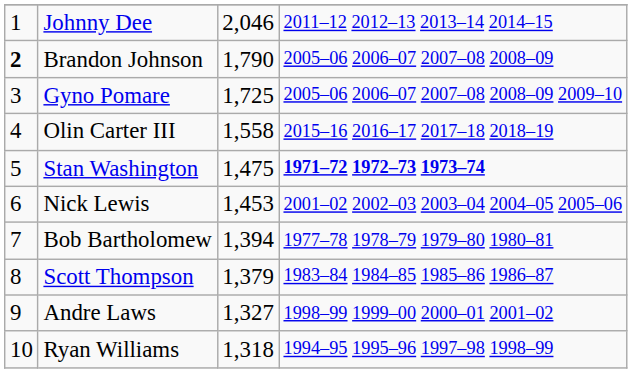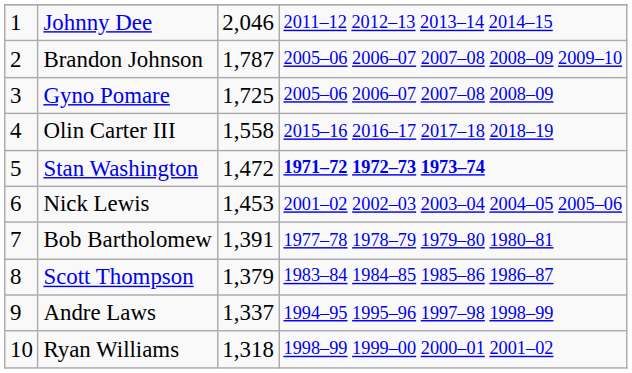(16, 58) bold -> (16, 58) normal
(248, 58) 1,790 -> (248, 58) 1,787
(418, 58) 2005–06 2006–07 2007–08 2008–09 -> (453, 58) 2005–06 2006–07 2007–08 2008–09 2009–10
(453, 95) 2005–06 2006–07 2007–08 2008–09 2009–10 -> (418, 95) 2005–06 2006–07 2007–08 2008–09
(248, 167) 1,475 -> (248, 167) 1,472
(248, 240) 1,394 -> (248, 240) 1,391
(248, 312) 1,327 -> (248, 312) 1,337
(418, 312) 1998–99 1999–00 2000–01 2001–02 -> (418, 312) 1994–95 1995–96 1997–98 1998–99
(418, 349) 1994–95 1995–96 1997–98 1998–99 -> (418, 349) 1998–99 1999–00 2000–01 2001–02
